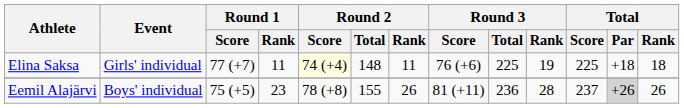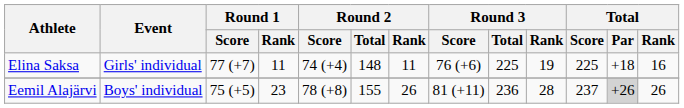(325, 65) lightyellow background -> (325, 65) no background
(658, 65) 18 -> (658, 65) 16
